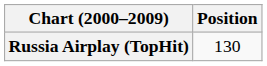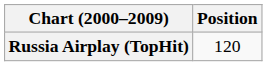(227, 46) 130 -> (227, 46) 120
